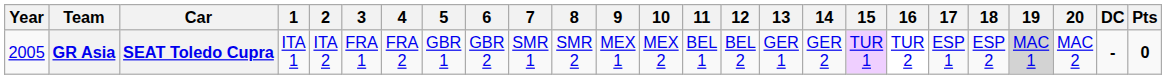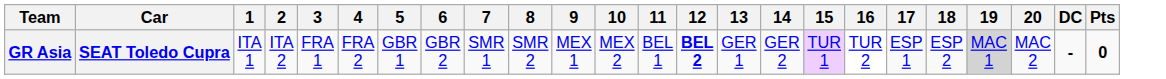- column: (27, 17)
(740, 52) normal -> (697, 52) bold
